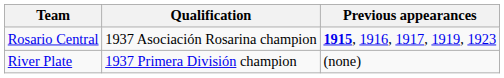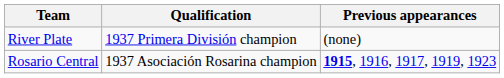rows swapped: (40, 61) <-> (53, 38)
